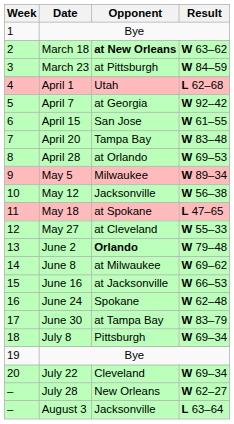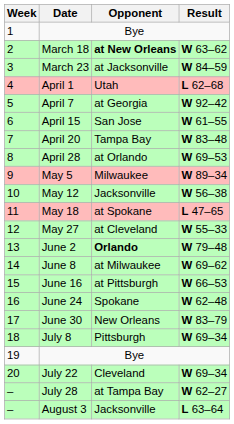(126, 67) at Pittsburgh -> (131, 67) at Jacksonville
(131, 283) at Jacksonville -> (126, 283) at Pittsburgh
(129, 319) at Tampa Bay -> (127, 319) New Orleans
(127, 391) New Orleans -> (129, 391) at Tampa Bay
